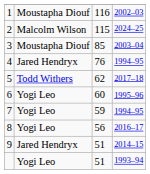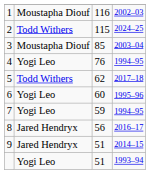(52, 29) Malcolm Wilson -> (45, 29) Todd Withers
(47, 62) Jared Hendryx -> (36, 62) Yogi Leo
(36, 128) Yogi Leo -> (47, 128) Jared Hendryx
